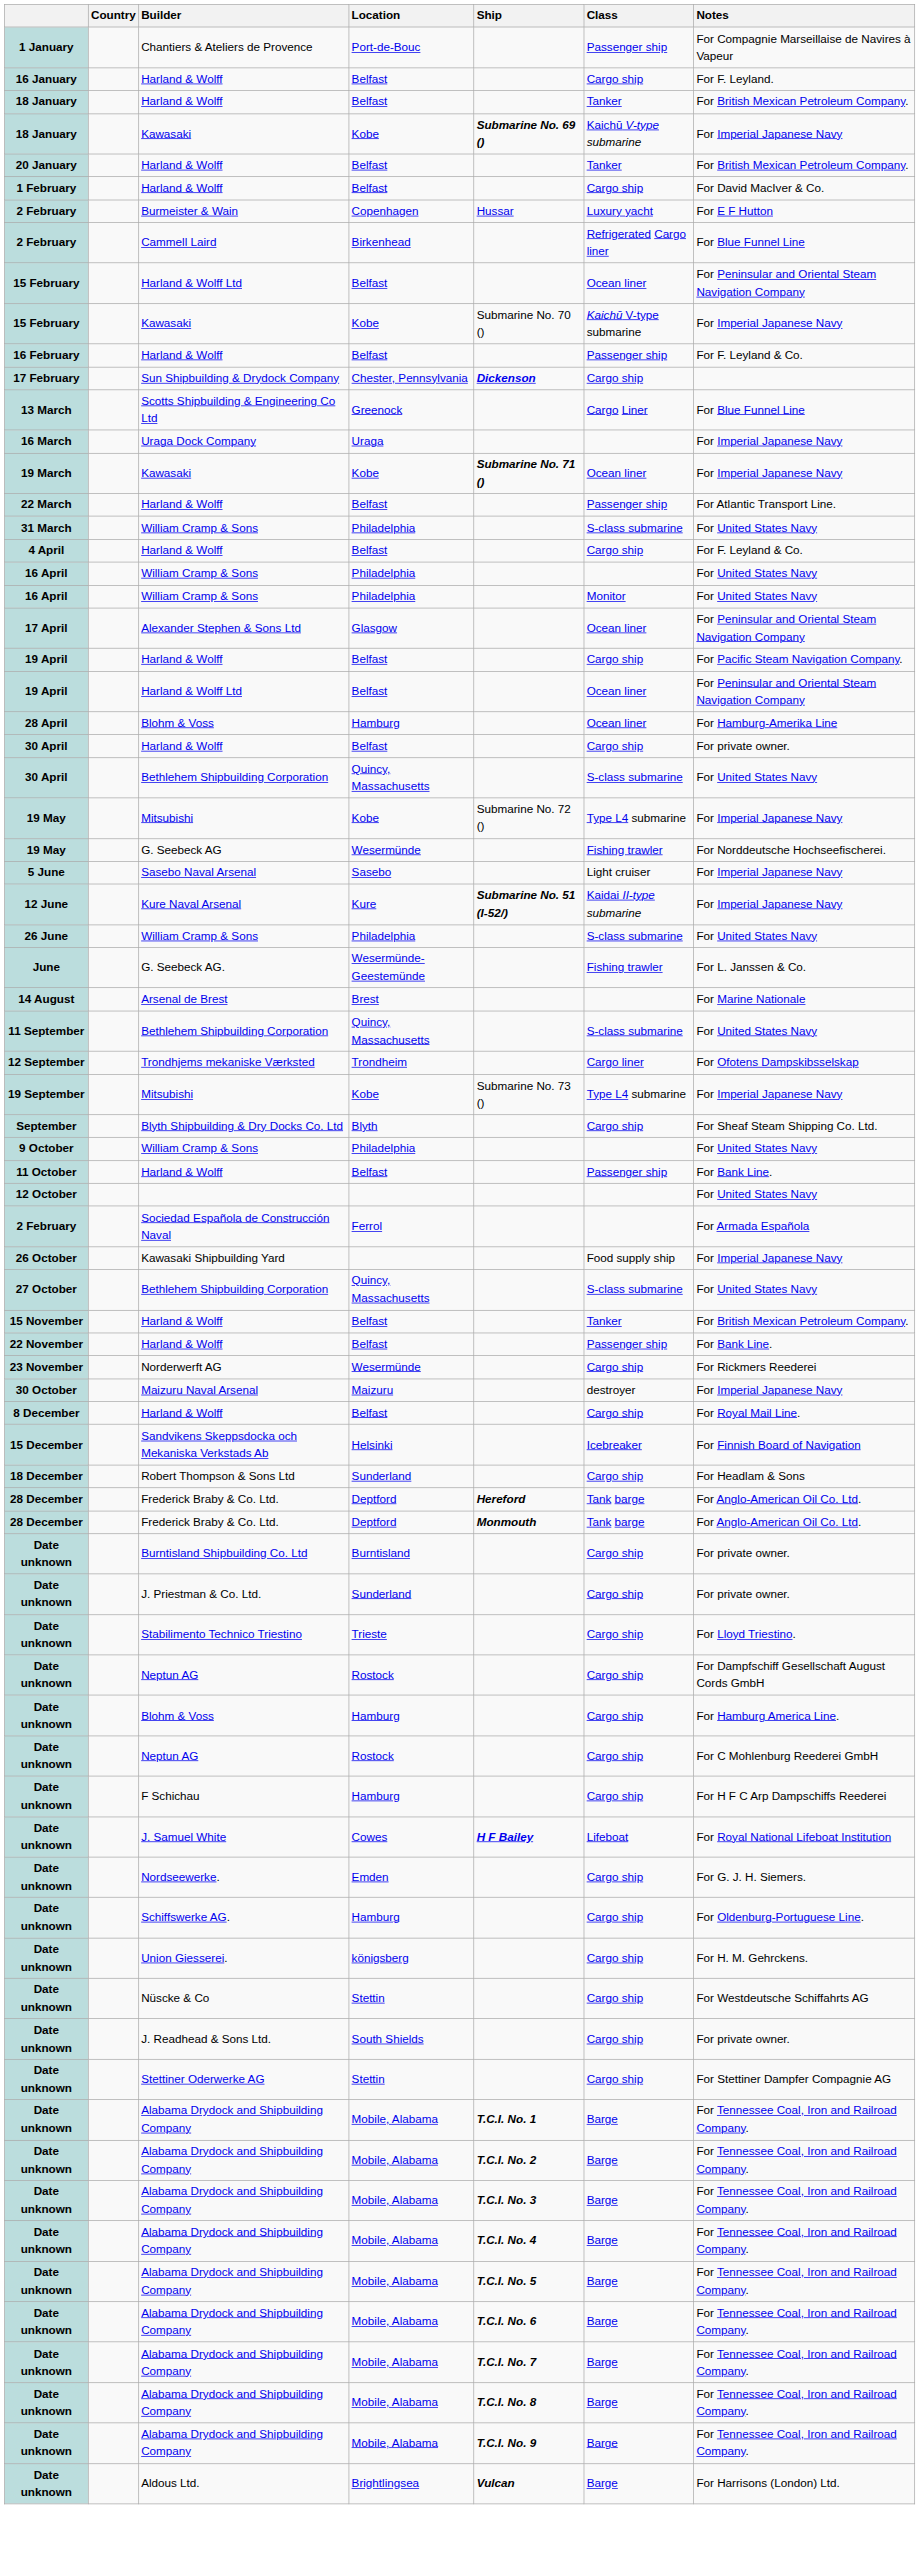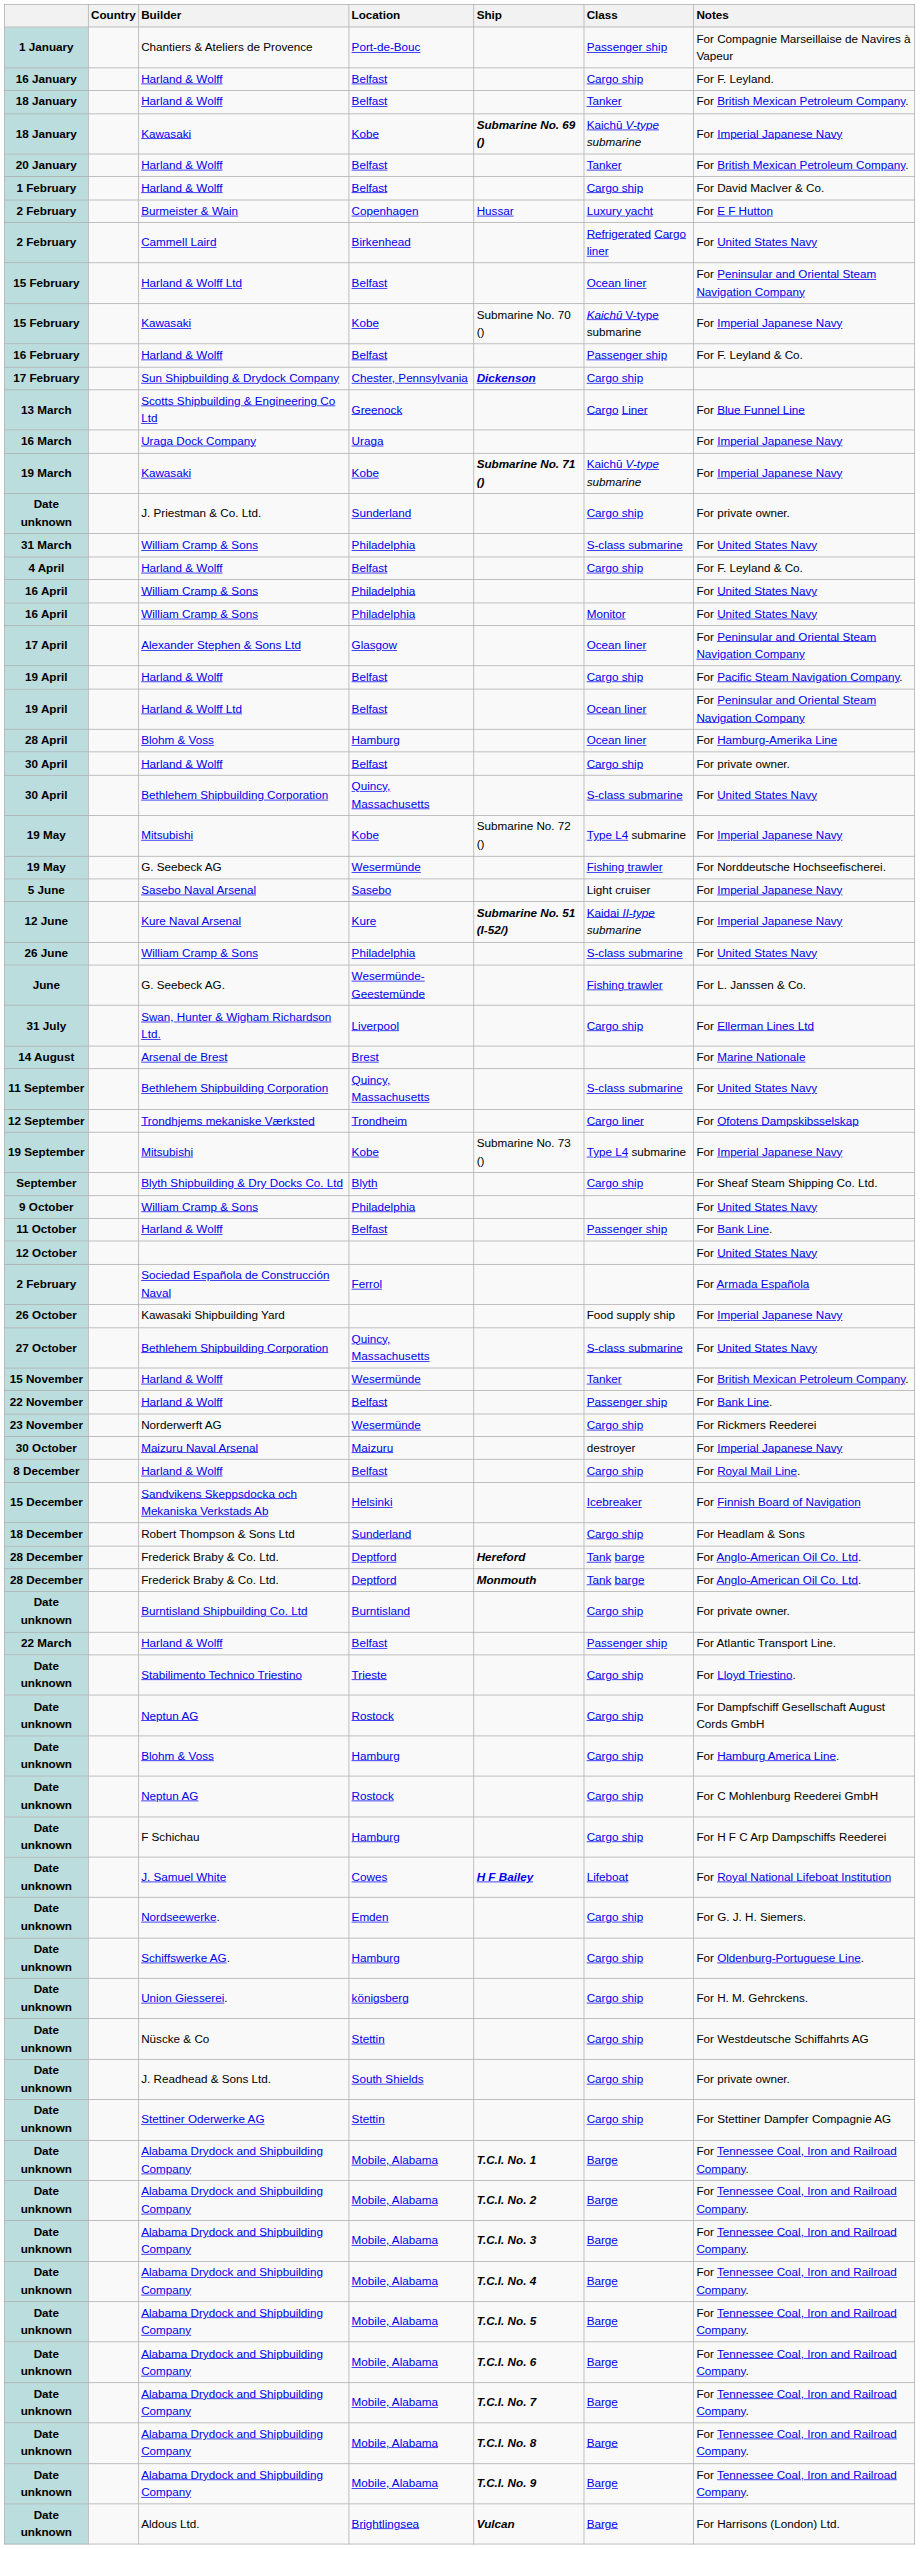(751, 242) For Blue Funnel Line -> (757, 242) For United States Navy
(617, 473) Ocean liner -> (623, 473) Kaichū V-type submarine
rows swapped: (46, 505) <-> (46, 1594)
+ row: (46, 1025)
(369, 1321) Belfast -> (386, 1379) Wesermünde
